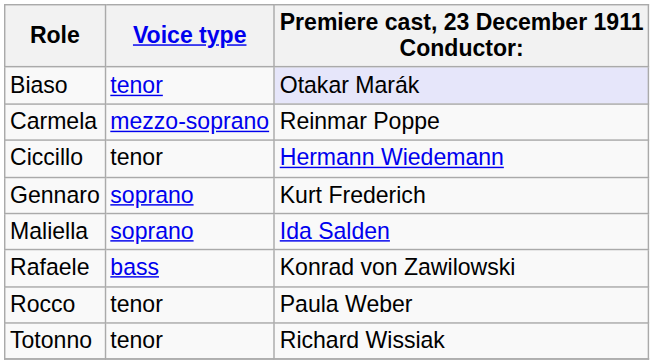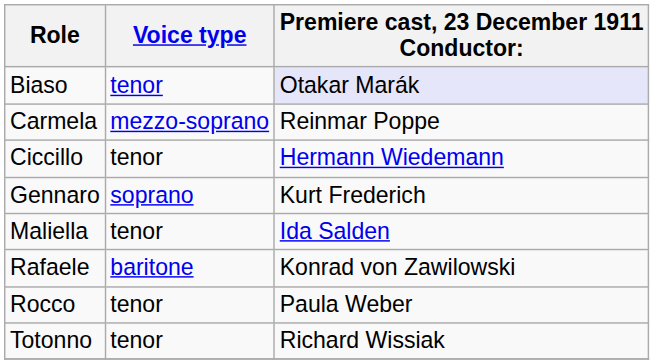(152, 231) soprano -> (137, 231) tenor
(135, 267) bass -> (152, 267) baritone
